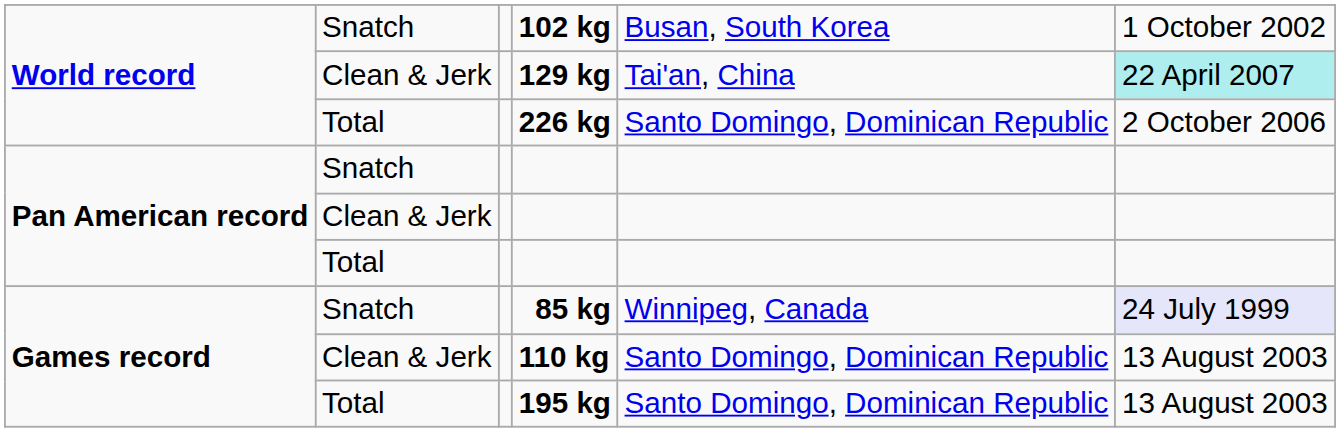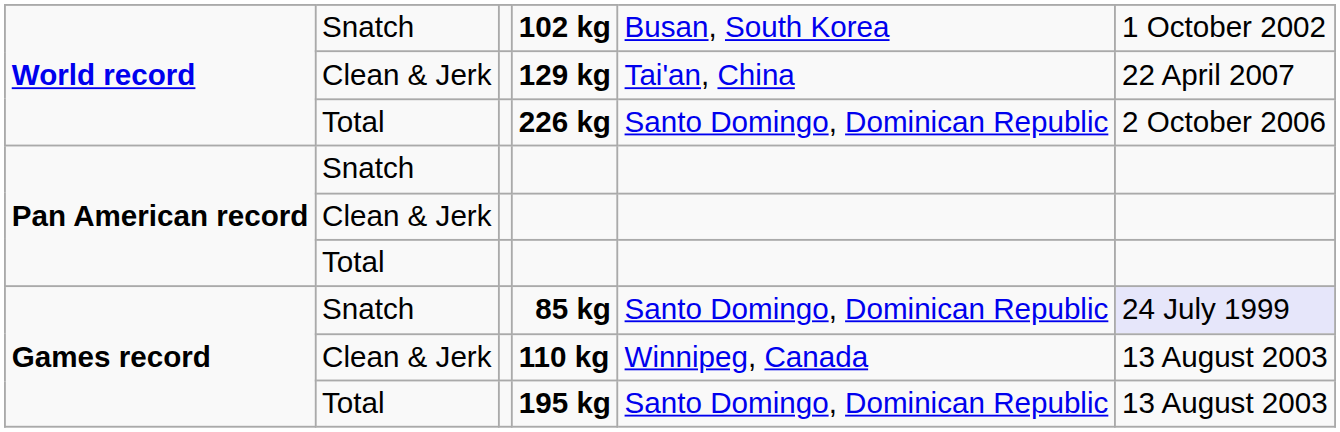(1208, 74) paleturquoise background -> (1208, 74) no background
(746, 309) Winnipeg, Canada -> (866, 309) Santo Domingo, Dominican Republic
(866, 356) Santo Domingo, Dominican Republic -> (746, 356) Winnipeg, Canada
